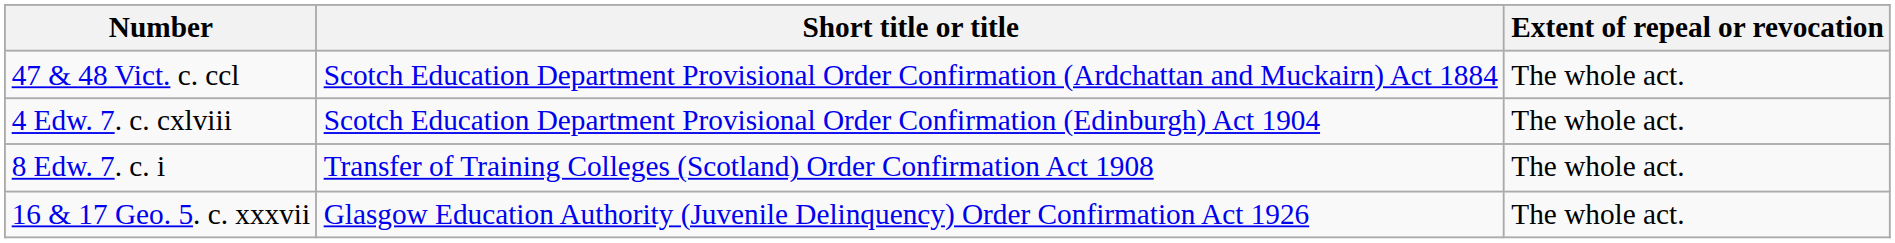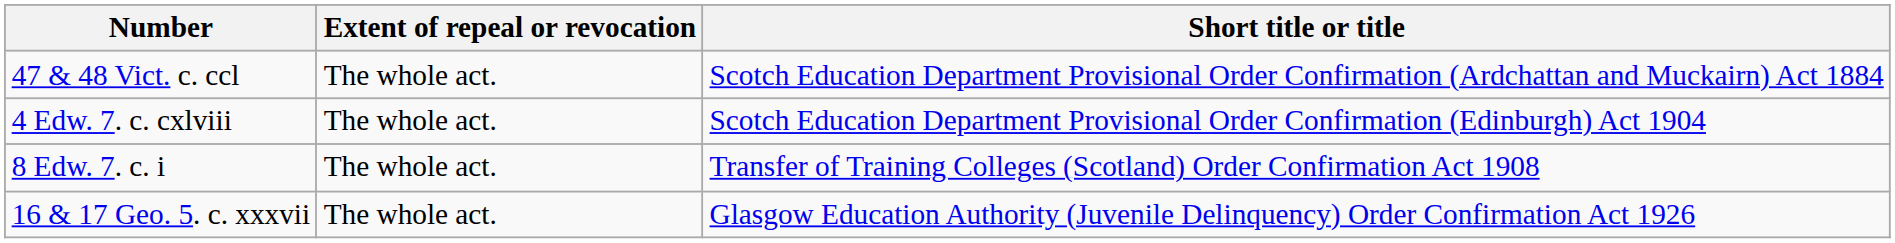columns swapped: (911, 27) <-> (1698, 27)
